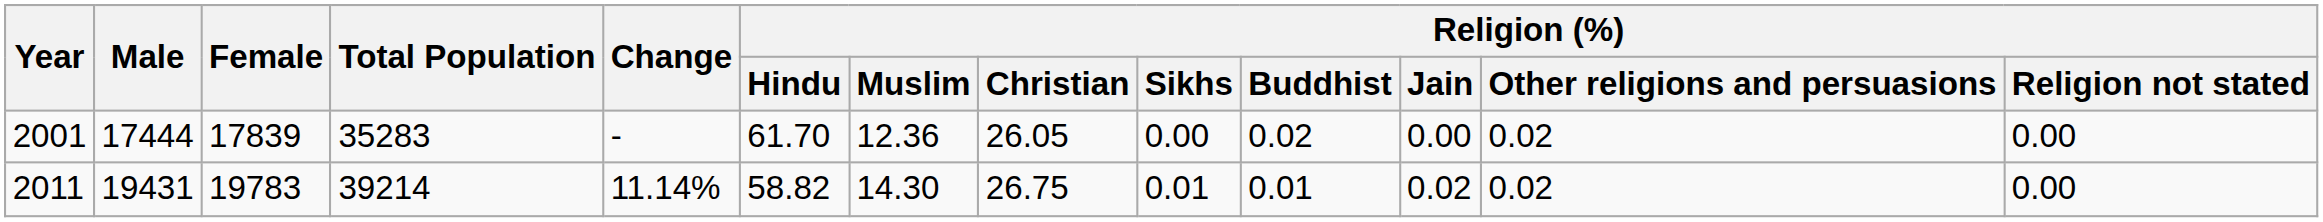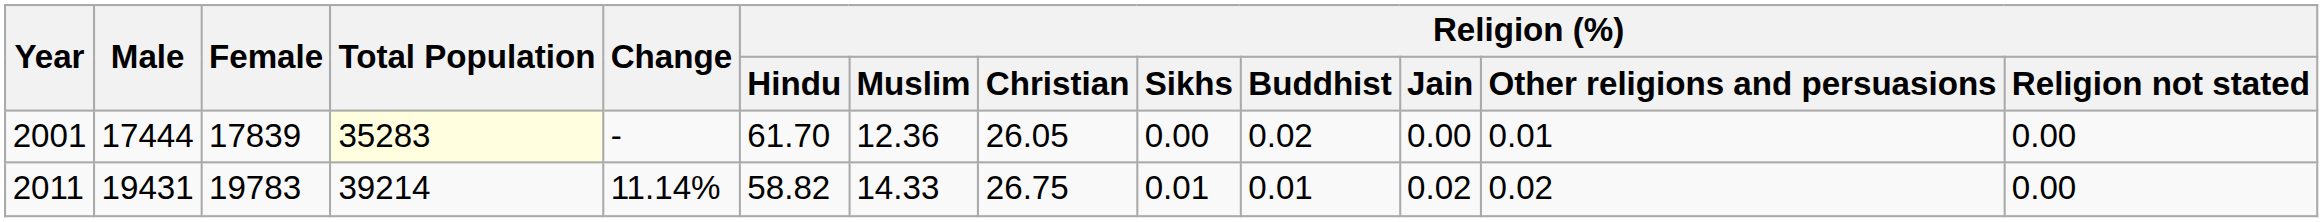(384, 135) no background -> (384, 135) lightyellow background
(1521, 135) 0.02 -> (1521, 135) 0.01
(898, 188) 14.30 -> (898, 188) 14.33
